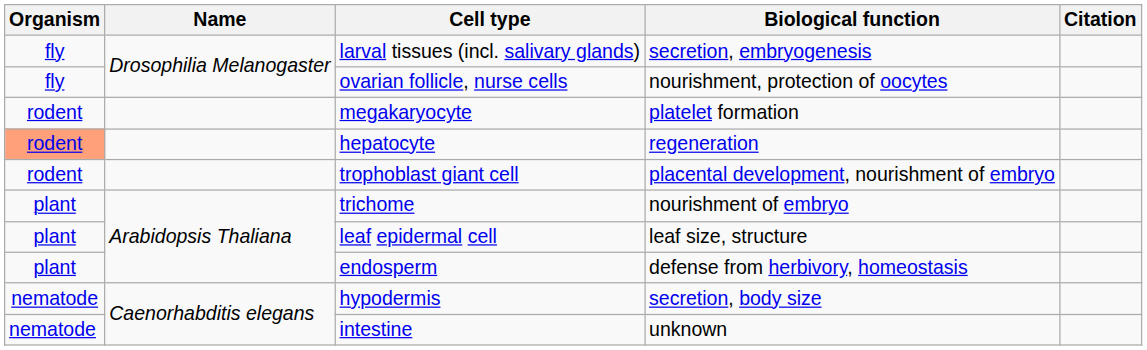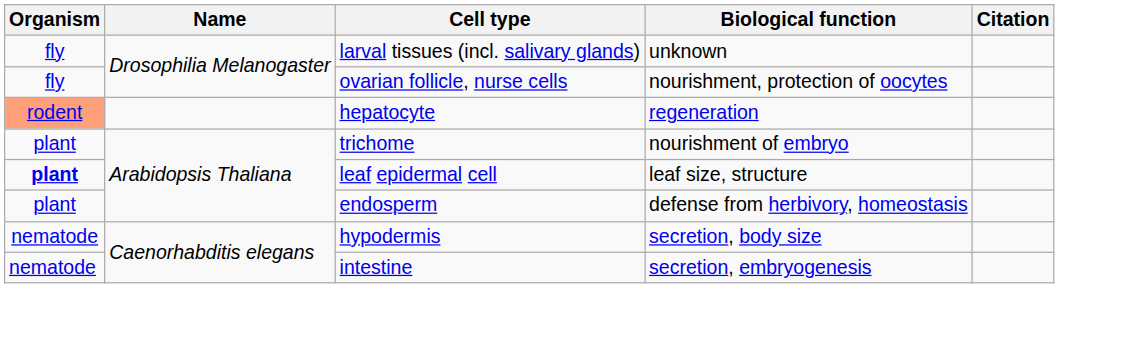(760, 50) secretion, embryogenesis -> (688, 50) unknown
- row: (406, 112)
- row: (429, 174)
(55, 236) normal -> (55, 174) bold
(688, 329) unknown -> (760, 267) secretion, embryogenesis
